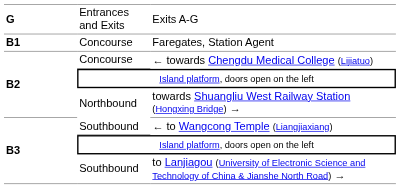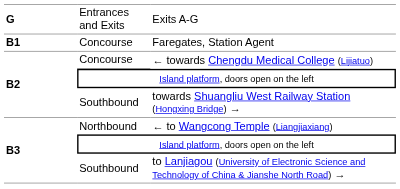(108, 103) Northbound -> (109, 102) Southbound
(109, 126) Southbound -> (108, 126) Northbound
